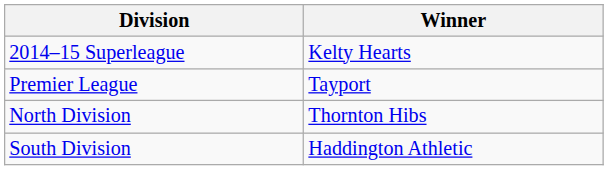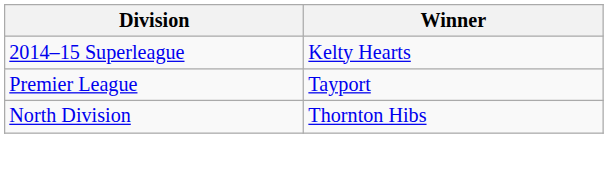- row: (70, 148)
